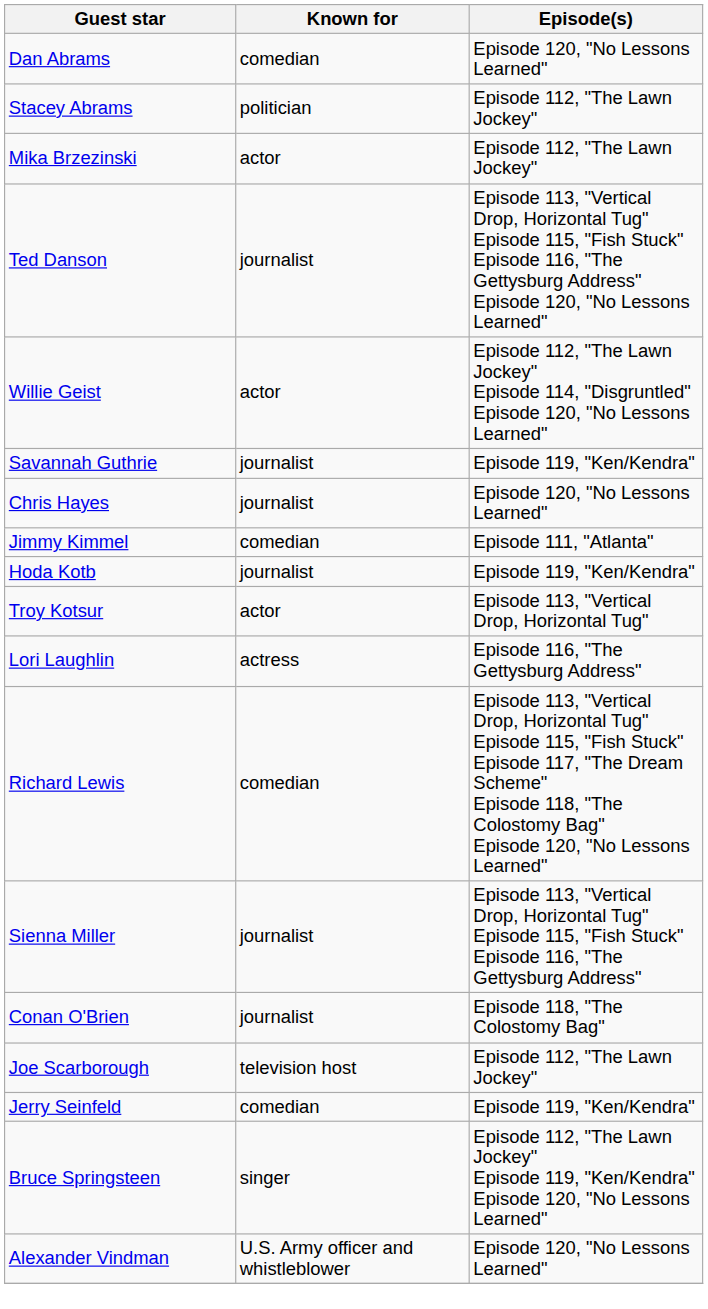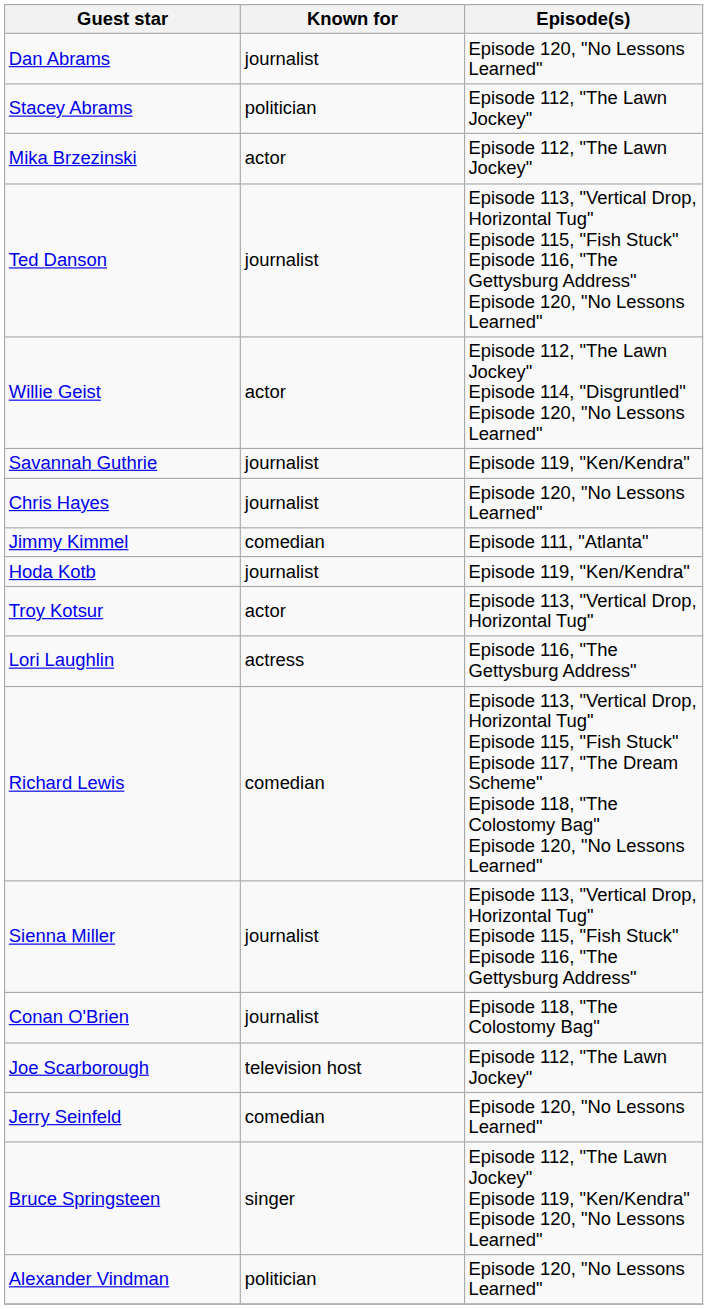(280, 58) comedian -> (282, 58) journalist
(584, 1106) Episode 119, "Ken/Kendra" -> (577, 1117) Episode 120, "No Lessons Learned"
(327, 1258) U.S. Army officer and whistleblower -> (281, 1279) politician
